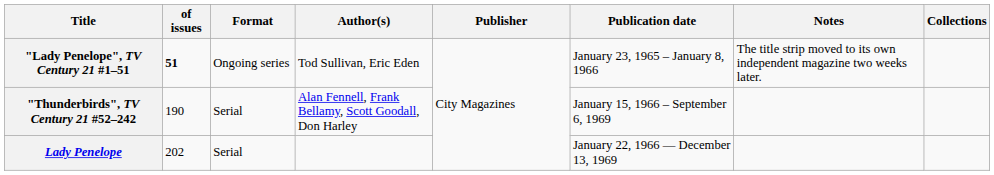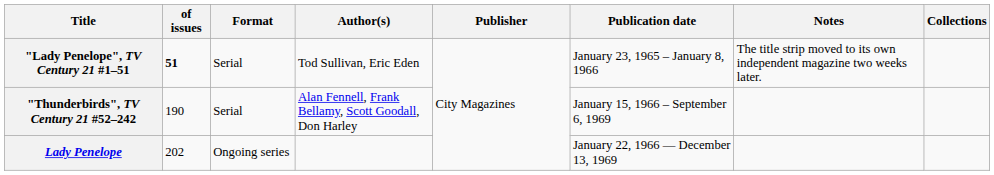(251, 63) Ongoing series -> (228, 63) Serial
(228, 152) Serial -> (251, 152) Ongoing series
